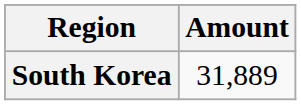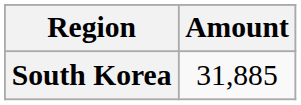(237, 74) 31,889 -> (237, 74) 31,885
